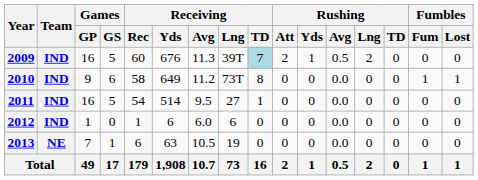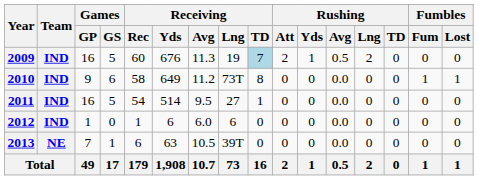(233, 57) 39T -> (233, 57) 19
(233, 143) 19 -> (233, 143) 39T
